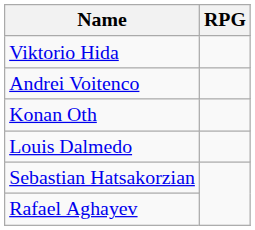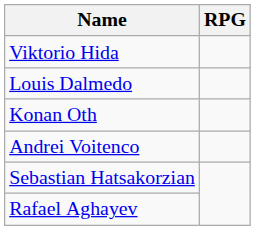rows swapped: (71, 146) <-> (74, 83)
